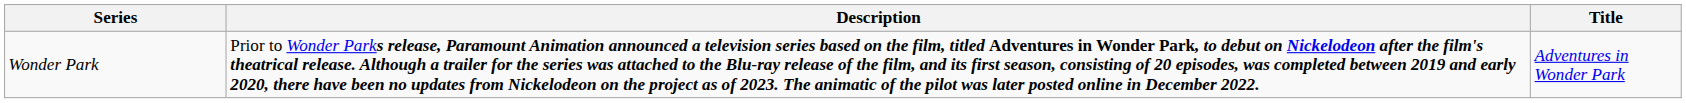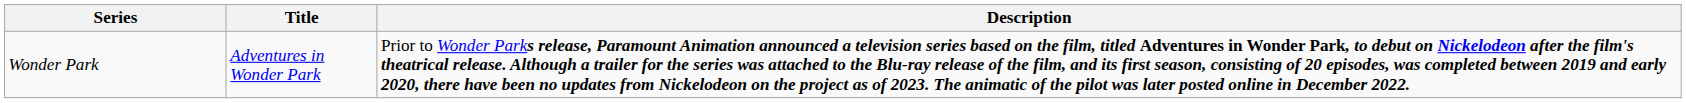columns swapped: (1606, 18) <-> (879, 18)
